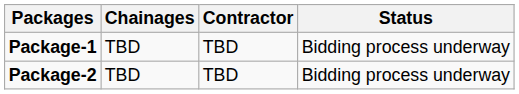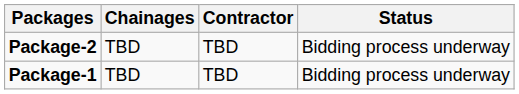rows swapped: (53, 46) <-> (53, 74)
